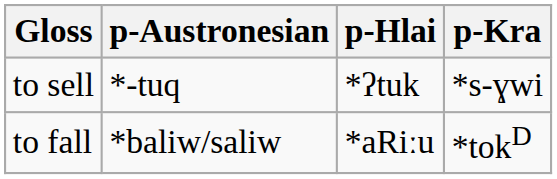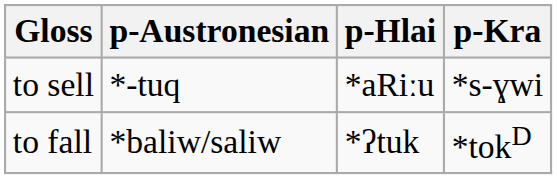(382, 84) *ʔtuk -> (389, 84) *aRiːu
(389, 142) *aRiːu -> (382, 142) *ʔtuk
